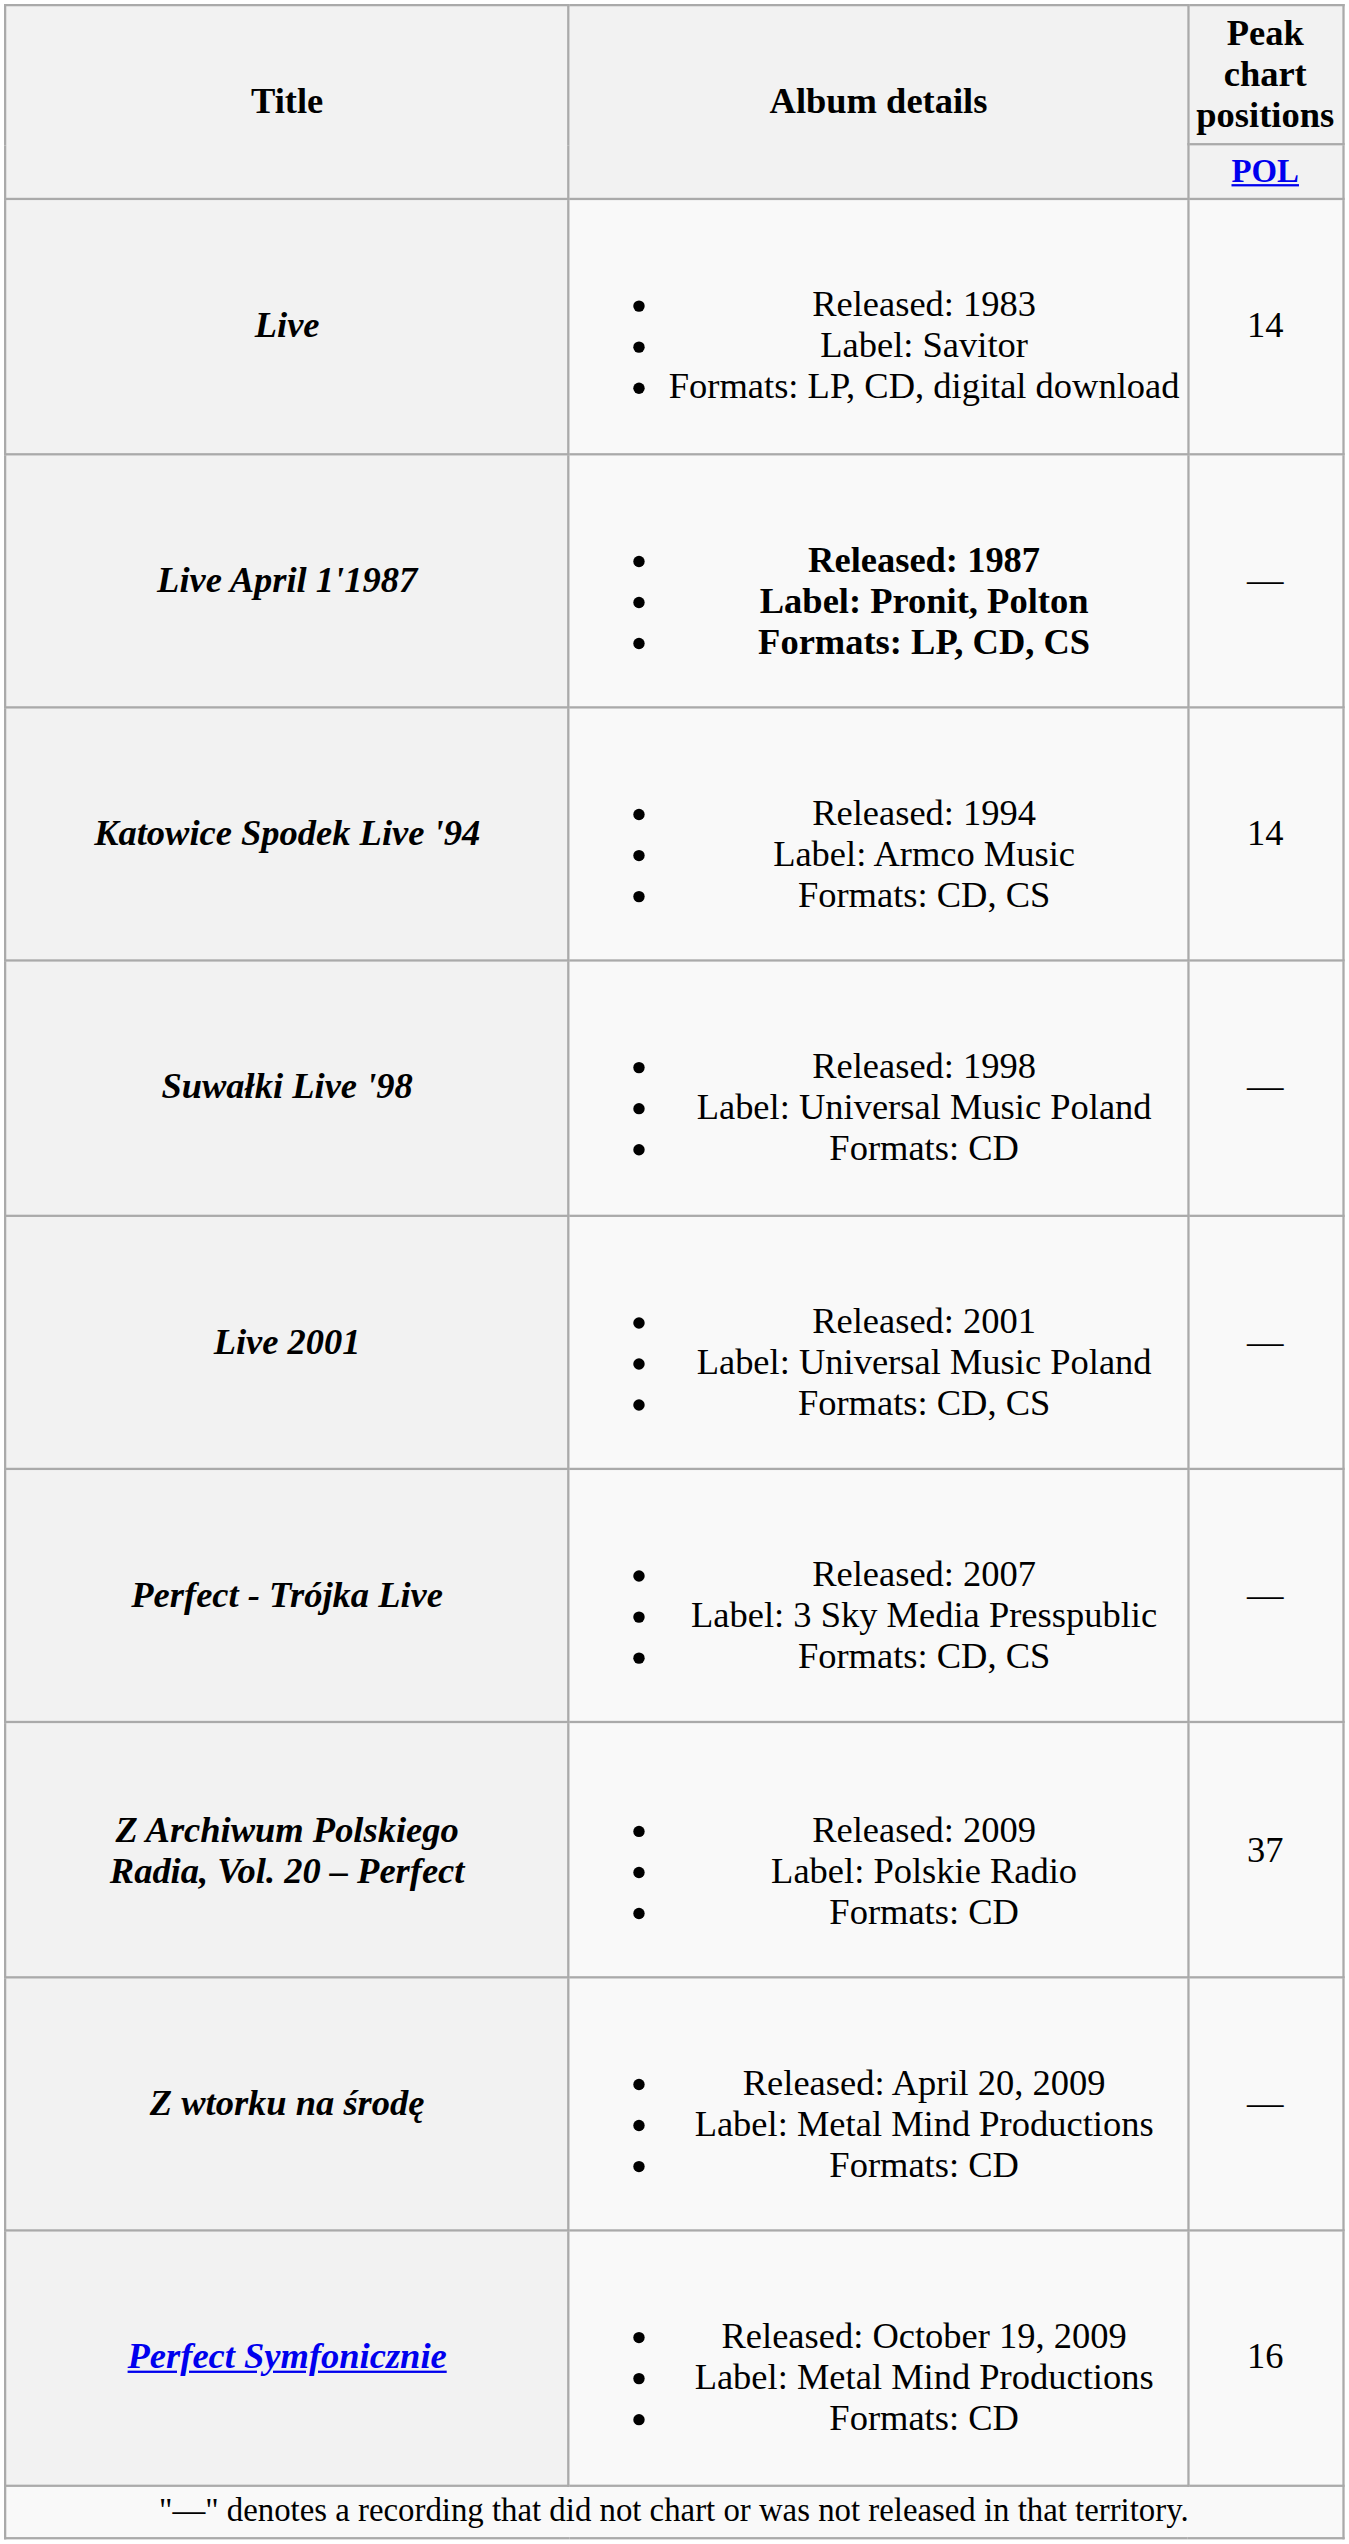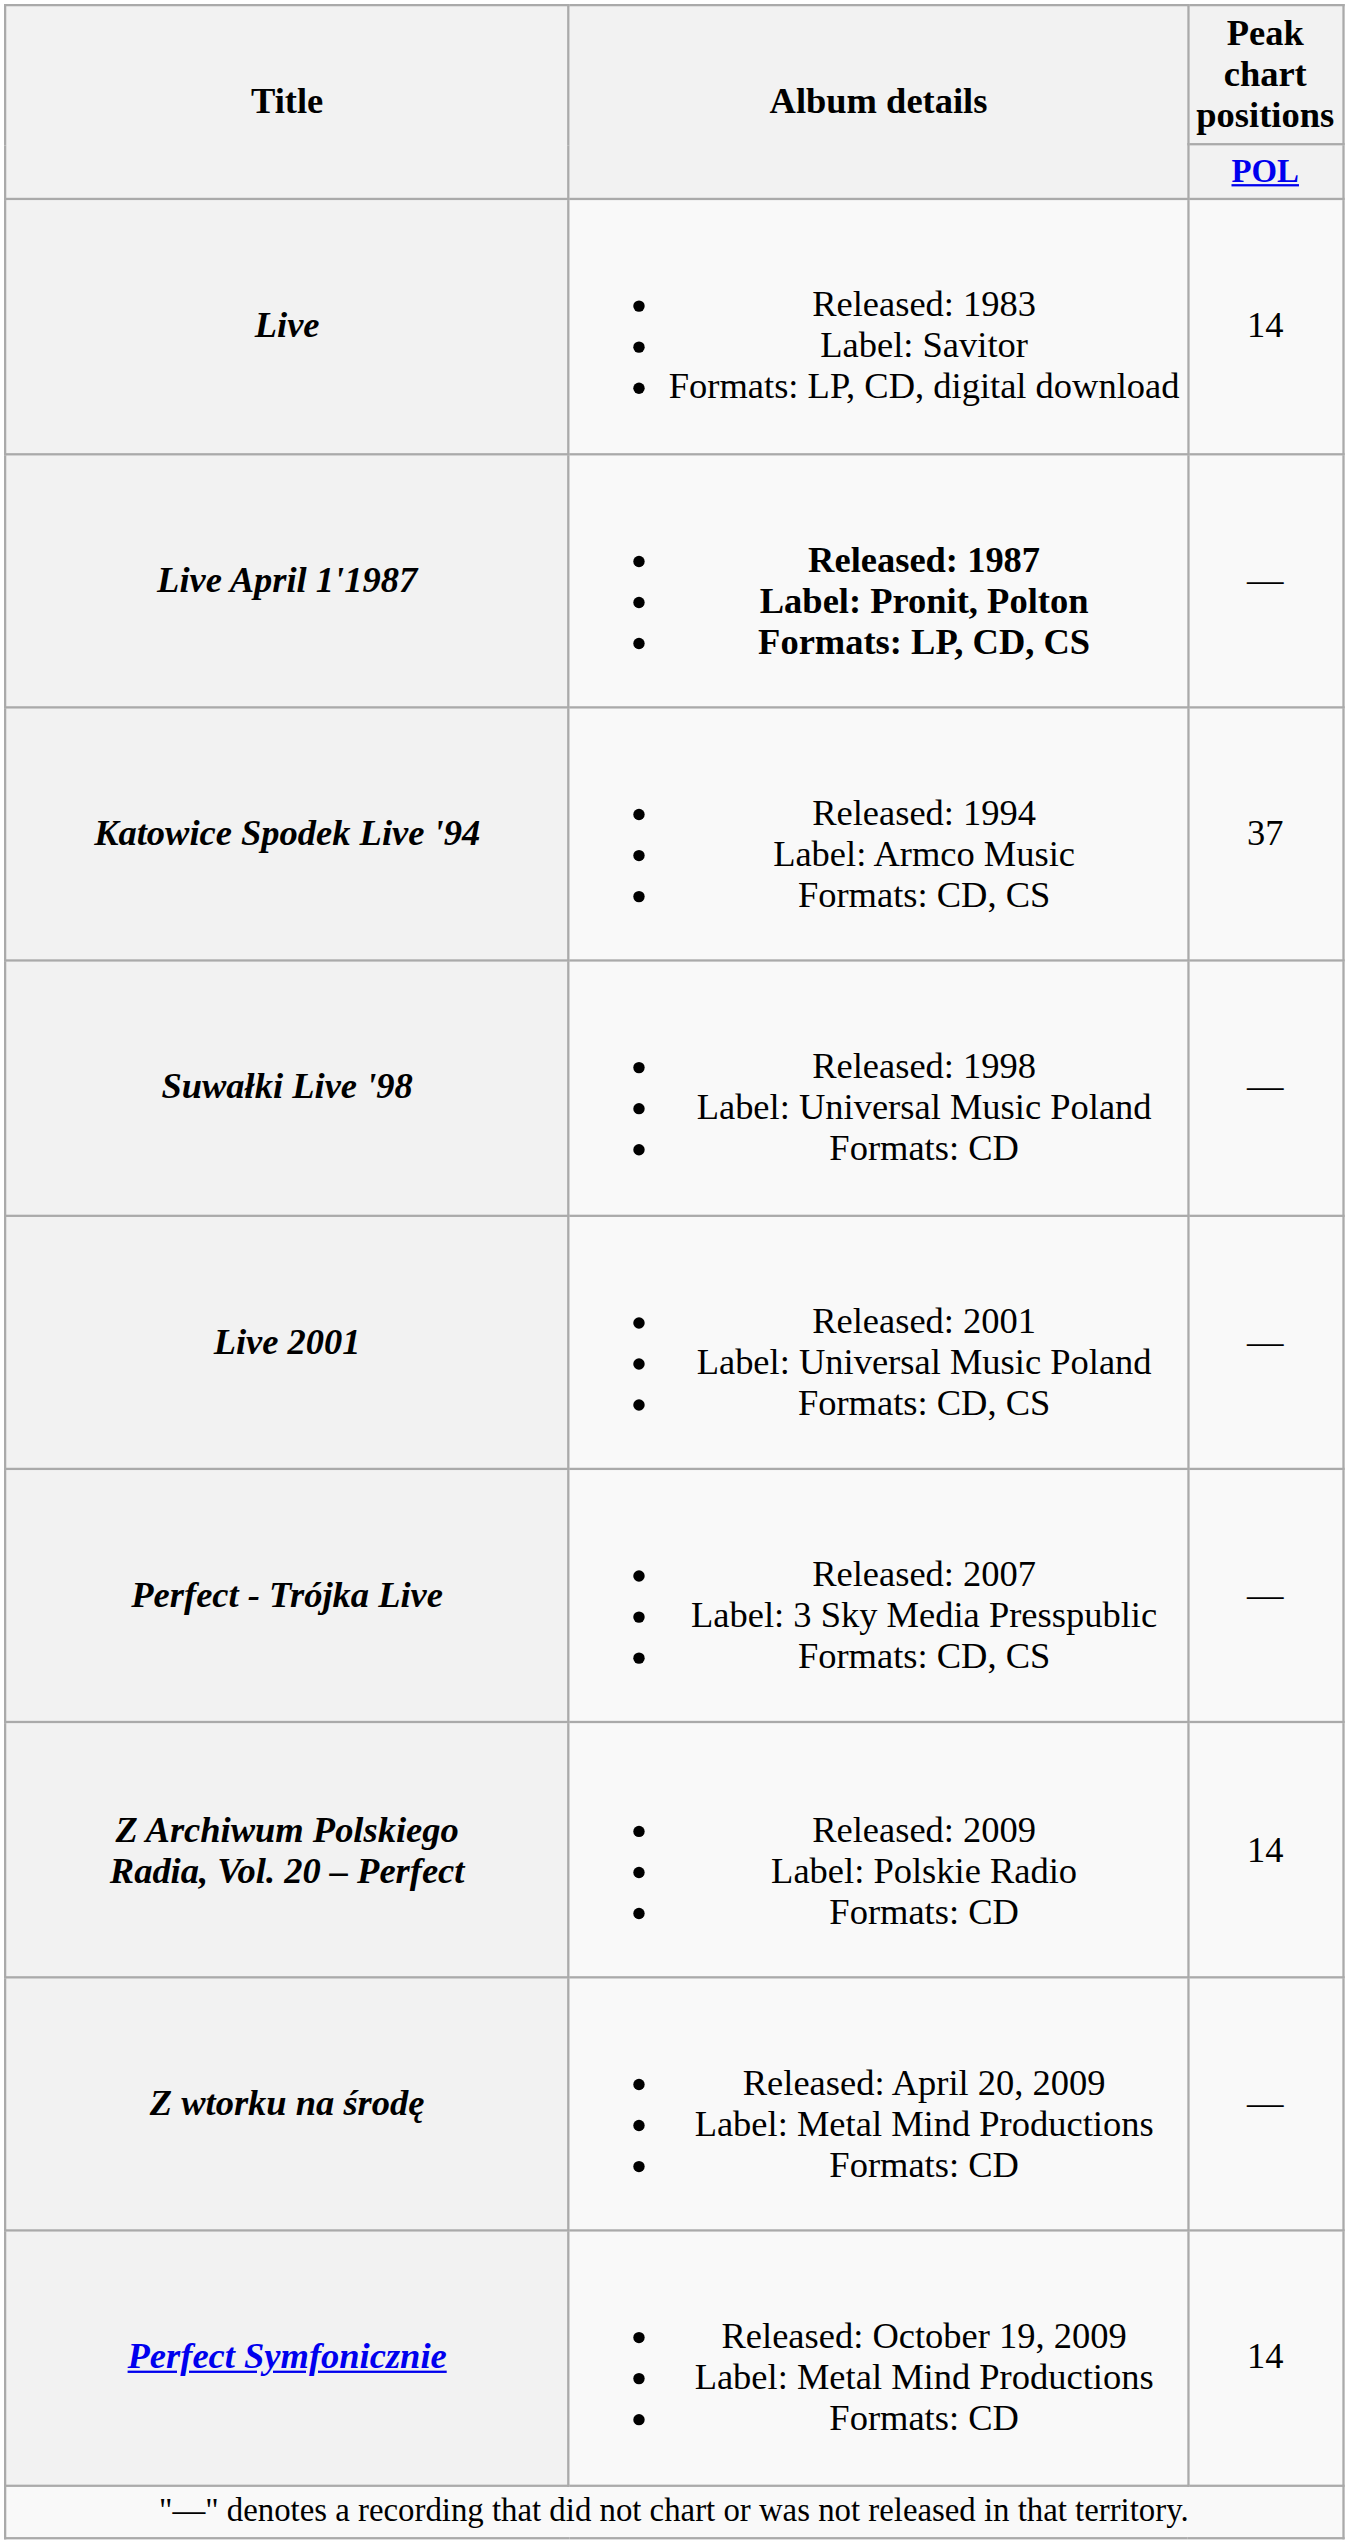(1265, 833) 14 -> (1265, 833) 37
(1265, 1849) 37 -> (1265, 1849) 14
(1265, 2357) 16 -> (1265, 2357) 14
